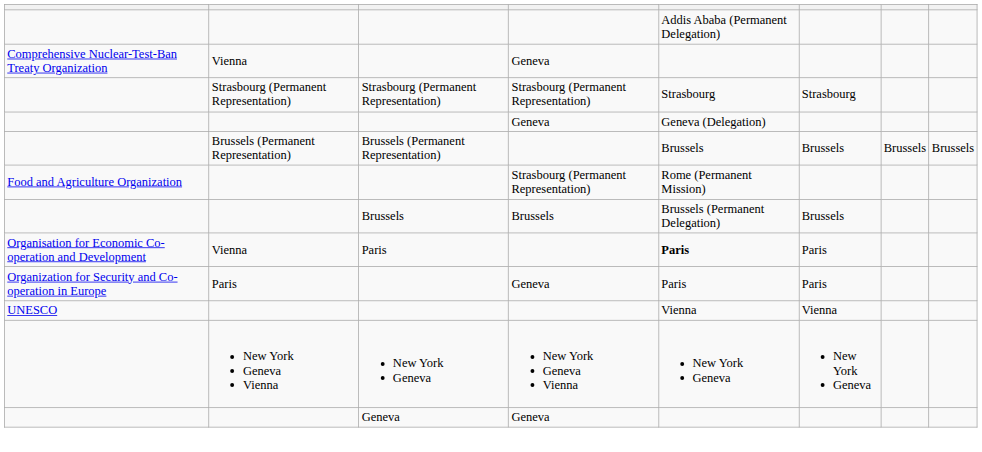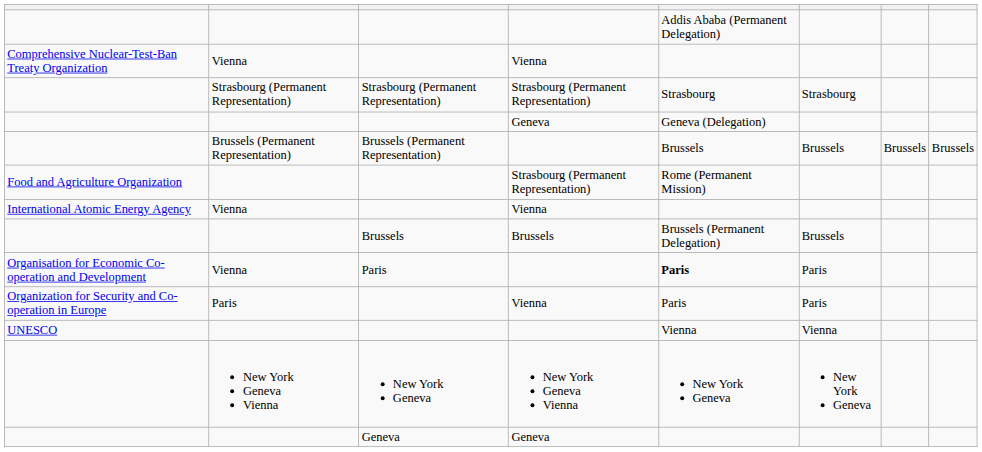(531, 61) Geneva -> (529, 61) Vienna
+ row: (99, 209)
(531, 283) Geneva -> (529, 303) Vienna
